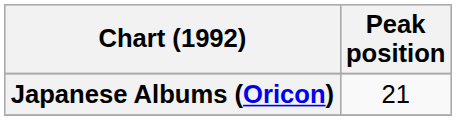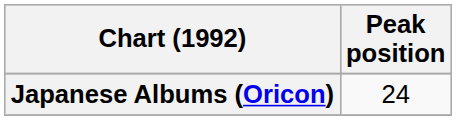(396, 94) 21 -> (396, 94) 24
